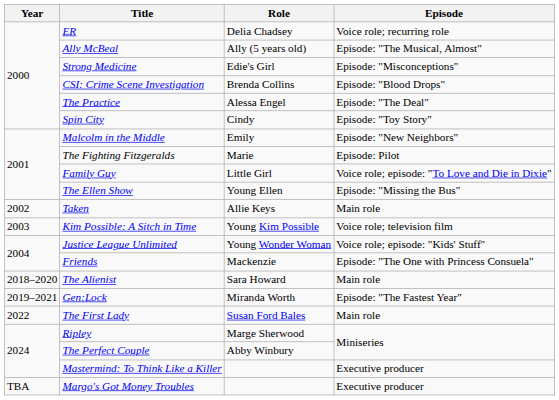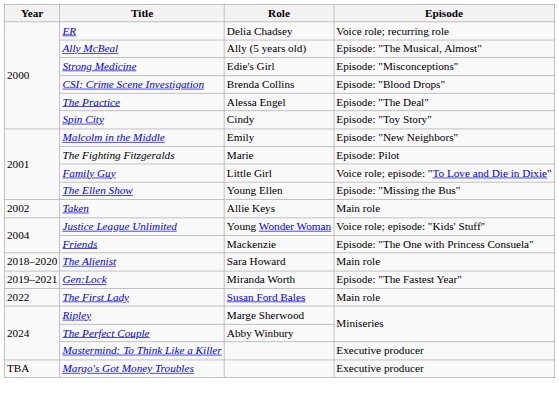- row: (129, 226)
